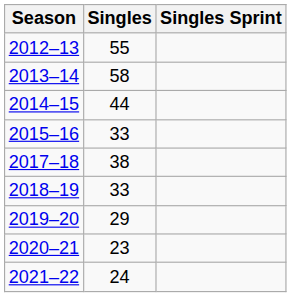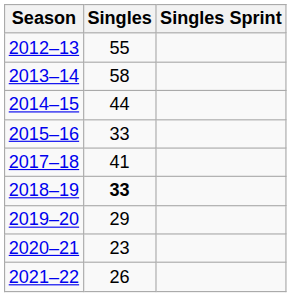(120, 162) 38 -> (120, 162) 41
(120, 190) normal -> (120, 190) bold
(120, 276) 24 -> (120, 276) 26
